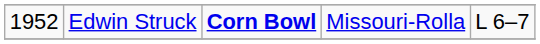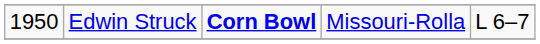(34, 21) 1952 -> (34, 21) 1950
